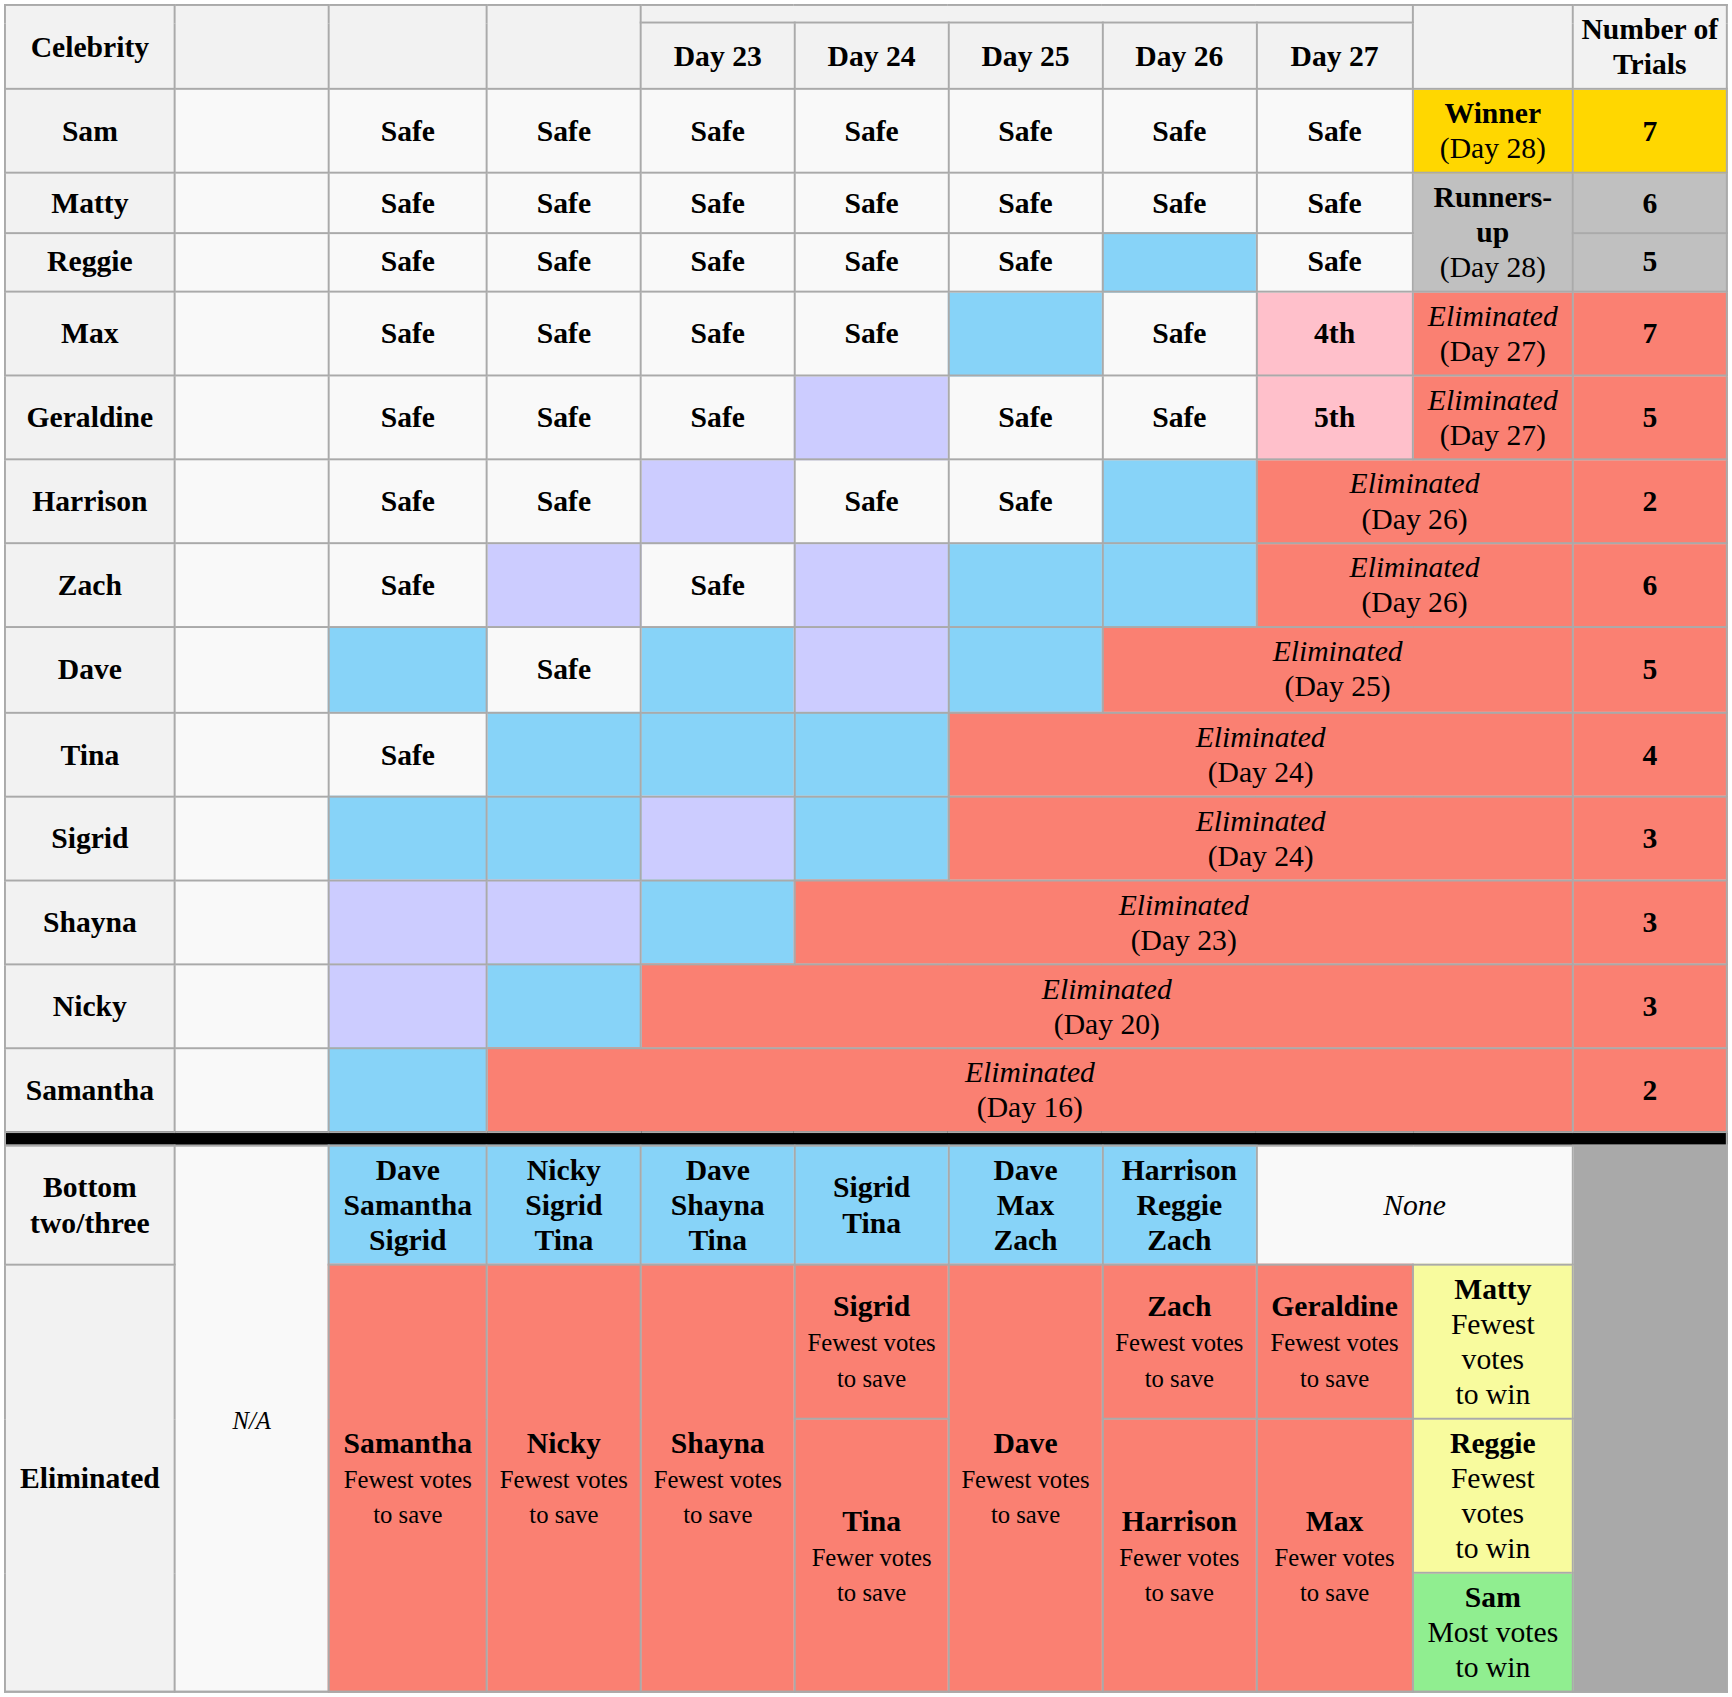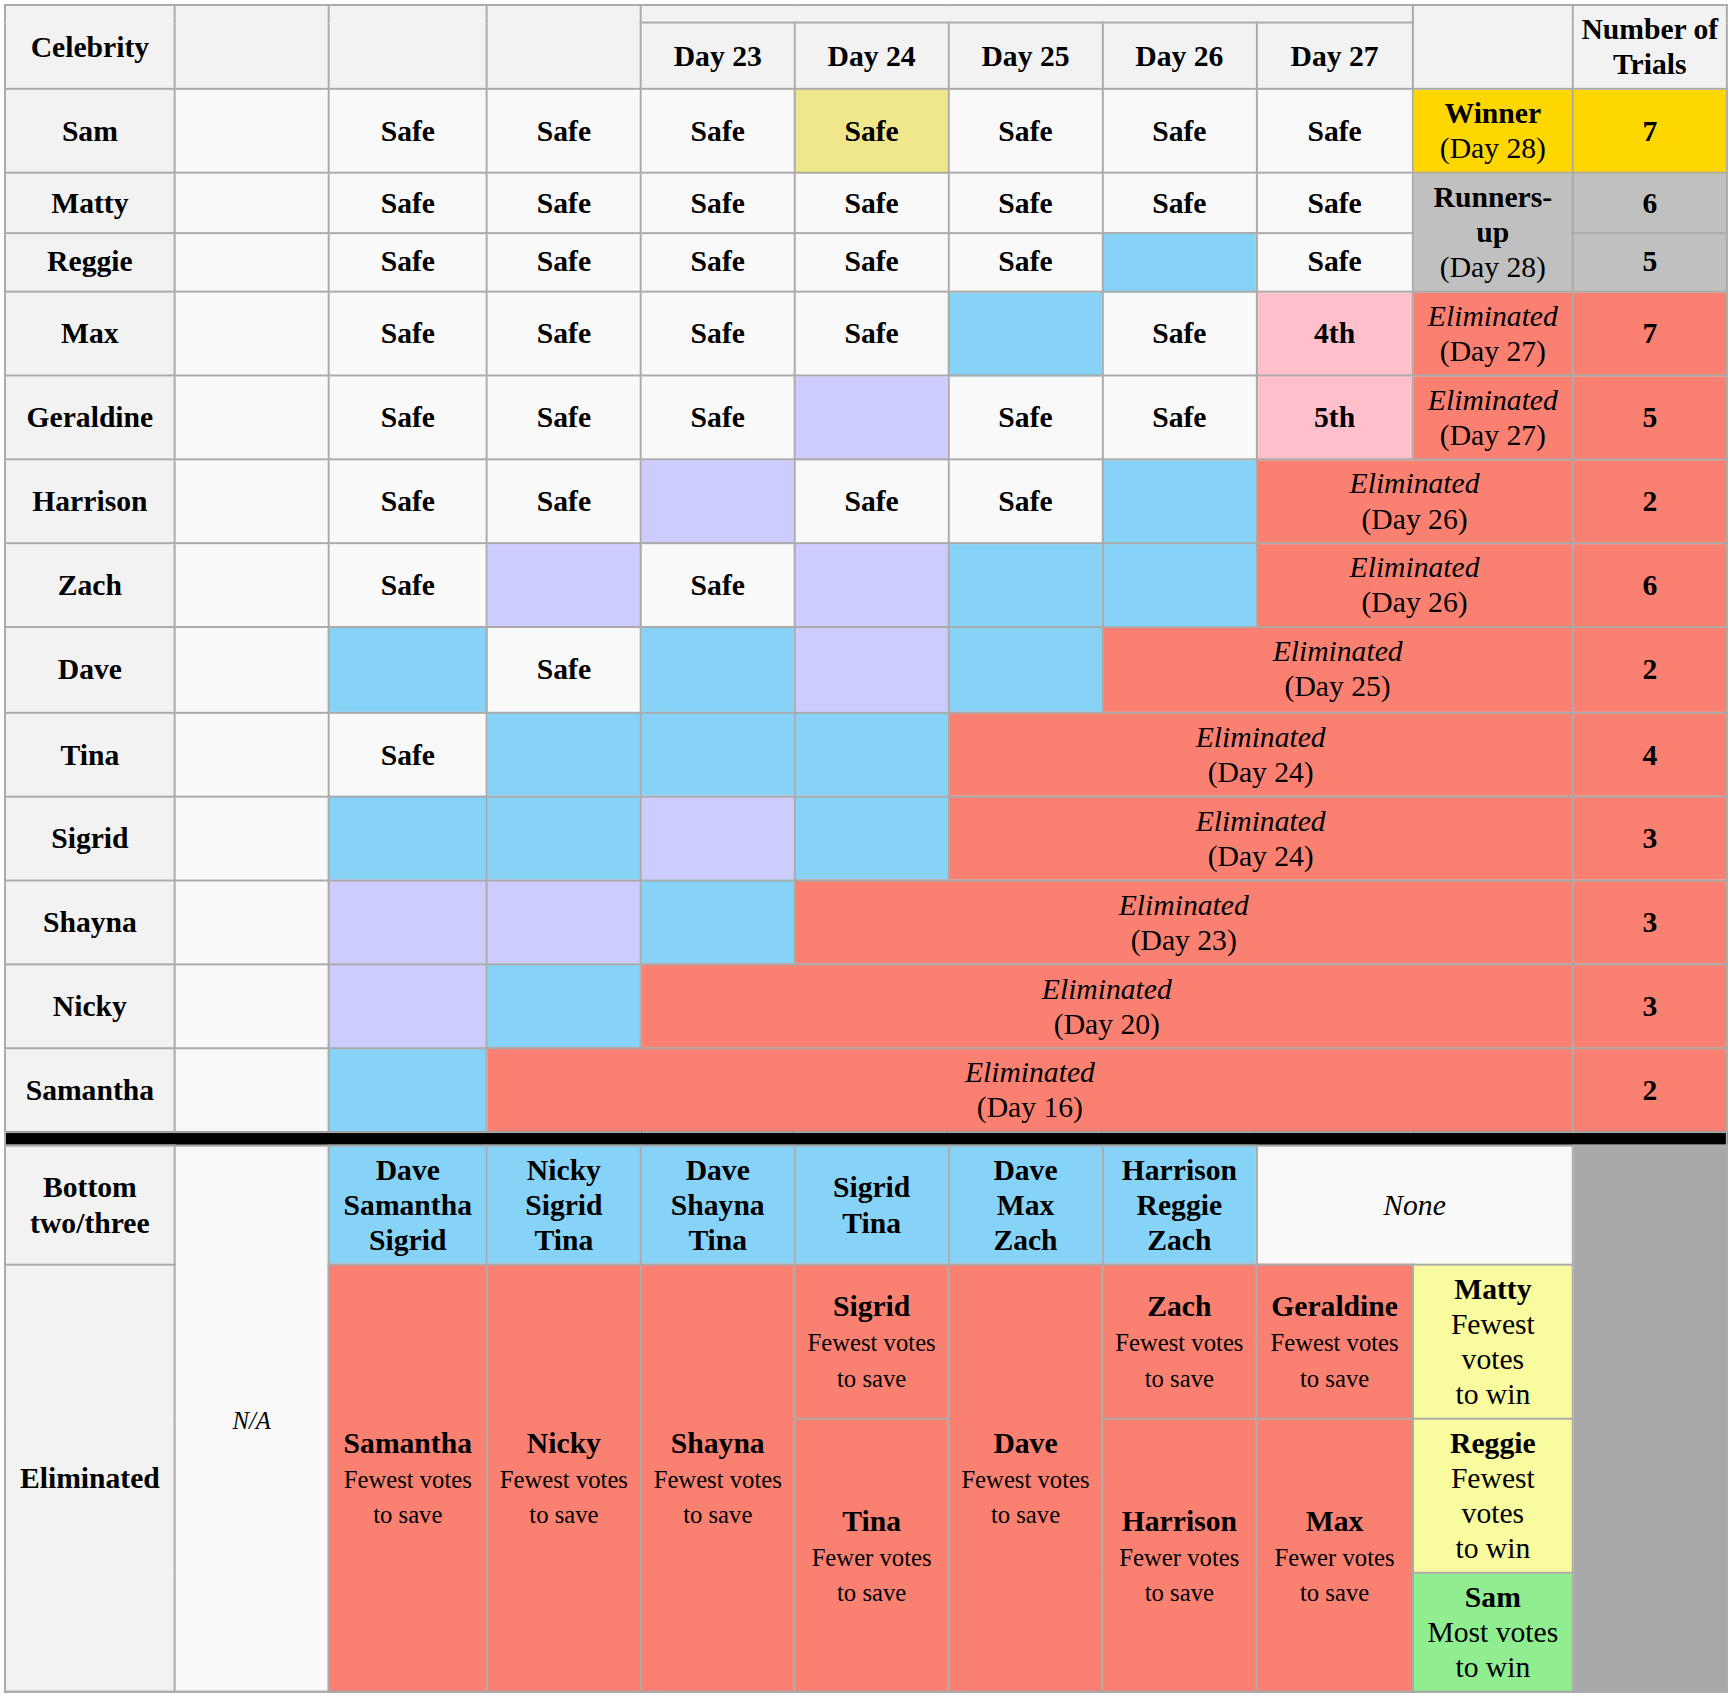(872, 130) no background -> (872, 130) khaki background
(1650, 669) 5 -> (1650, 669) 2
